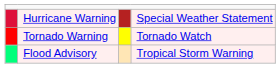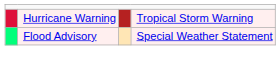(203, 18) Special Weather Statement -> (193, 18) Tropical Storm Warning
- row: (64, 36)
(193, 54) Tropical Storm Warning -> (203, 36) Special Weather Statement
